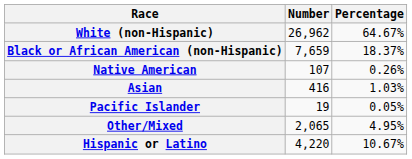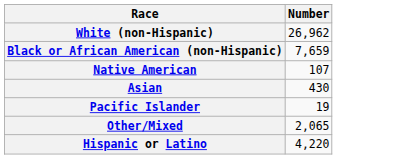- column: (369, 14)
(319, 88) 416 -> (319, 88) 430
